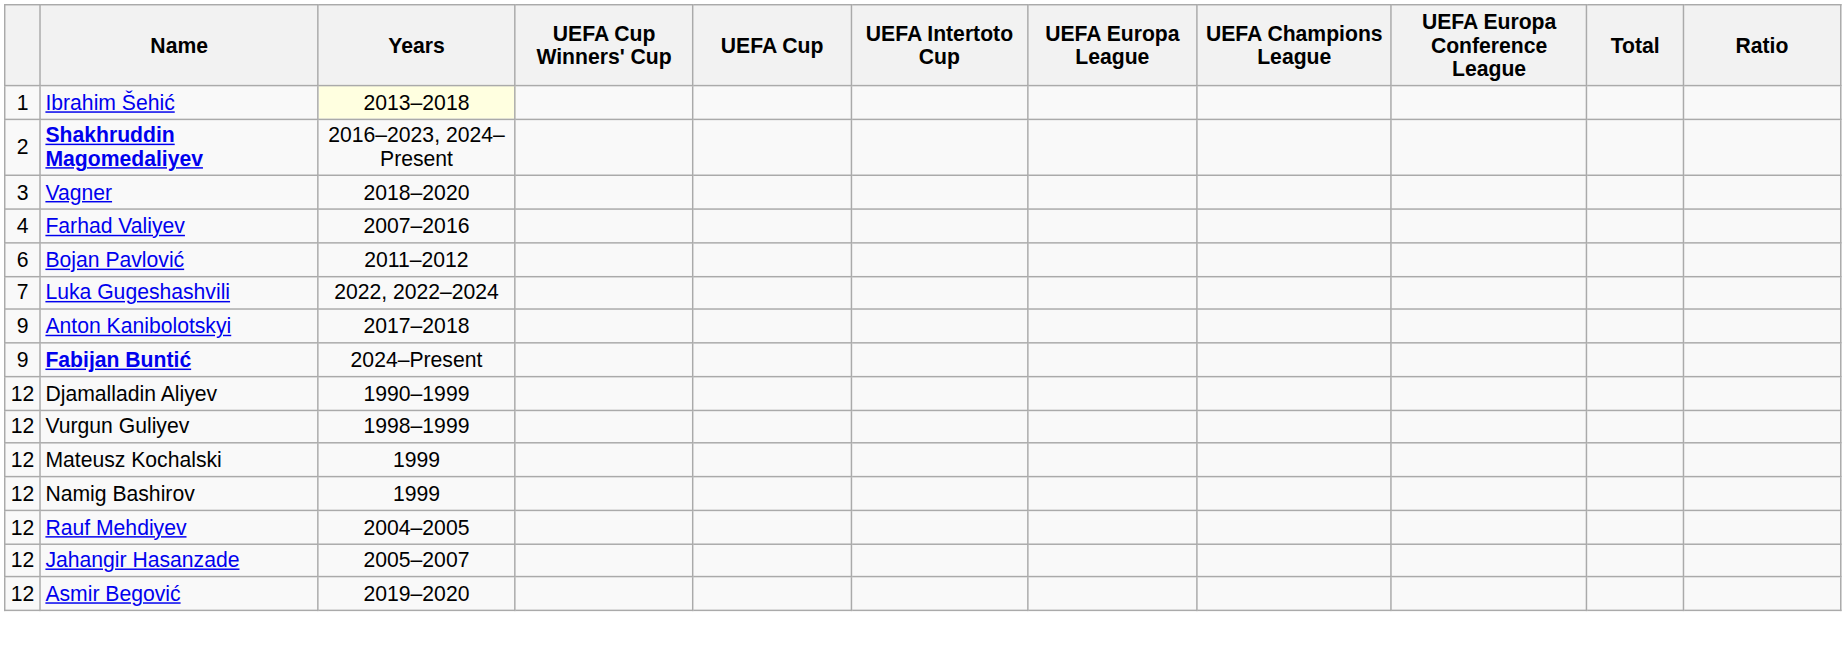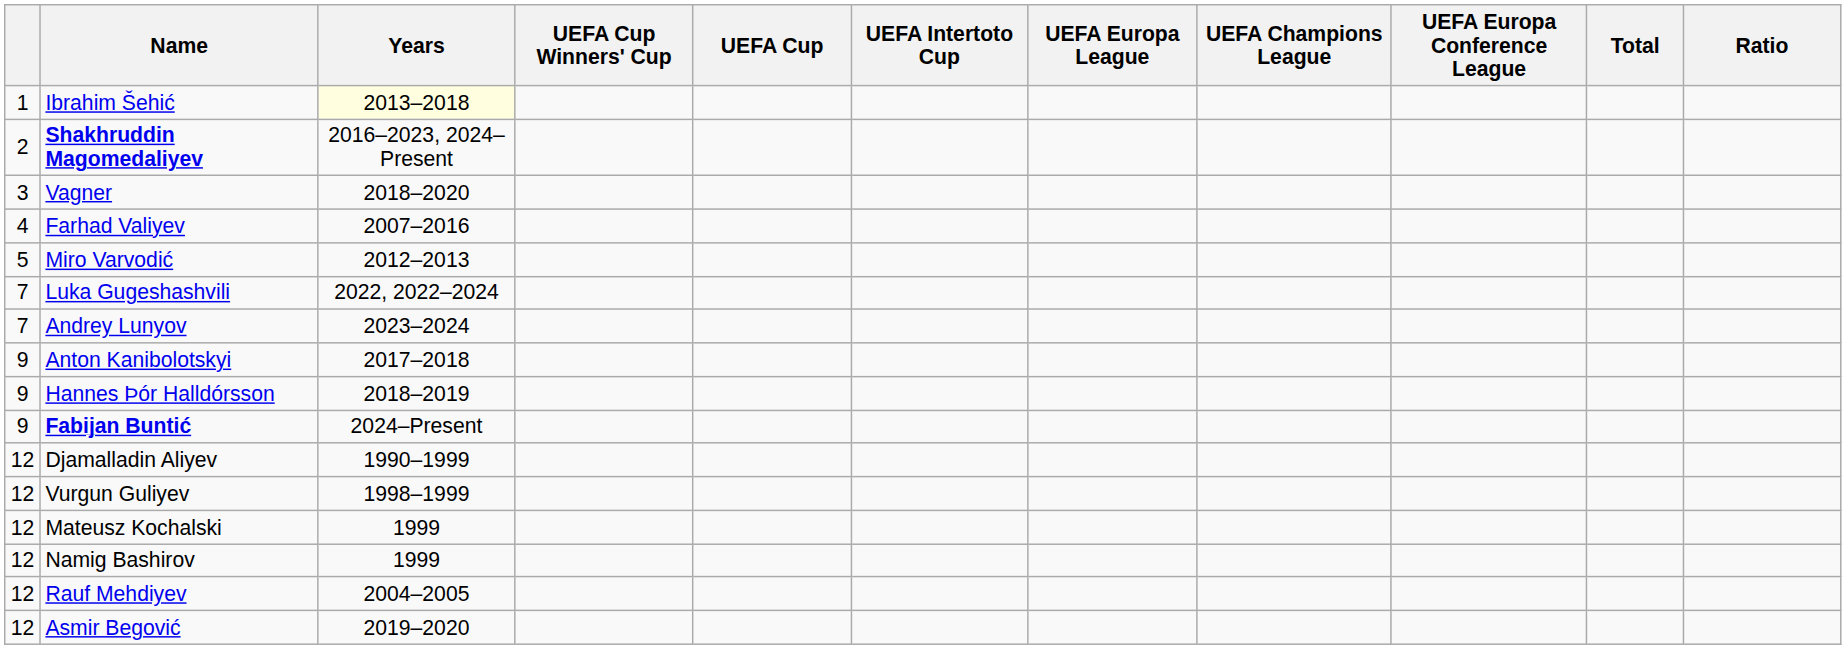+ row: (109, 260)
- row: (115, 260)
+ row: (116, 327)
+ row: (160, 393)
- row: (142, 561)
